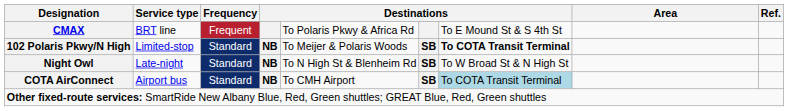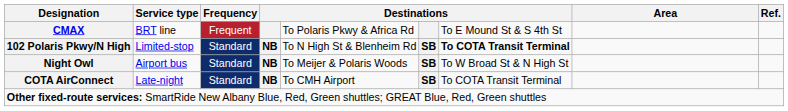(345, 47) To Meijer & Polaris Woods -> (349, 47) To N High St & Blenheim Rd
(159, 64) Late-night -> (161, 64) Airport bus
(349, 64) To N High St & Blenheim Rd -> (345, 64) To Meijer & Polaris Woods
(161, 81) Airport bus -> (159, 81) Late-night
(501, 81) lightblue background -> (501, 81) no background
